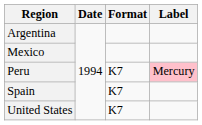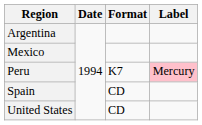(115, 91) K7 -> (116, 91) CD
(115, 110) K7 -> (116, 110) CD
